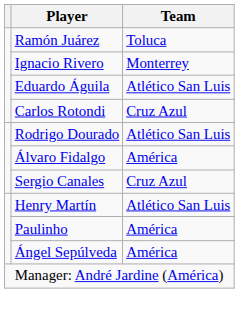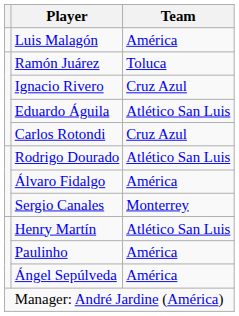+ row: (56, 39)
(158, 63) Monterrey -> (157, 87) Cruz Azul
(157, 181) Cruz Azul -> (158, 205) Monterrey
